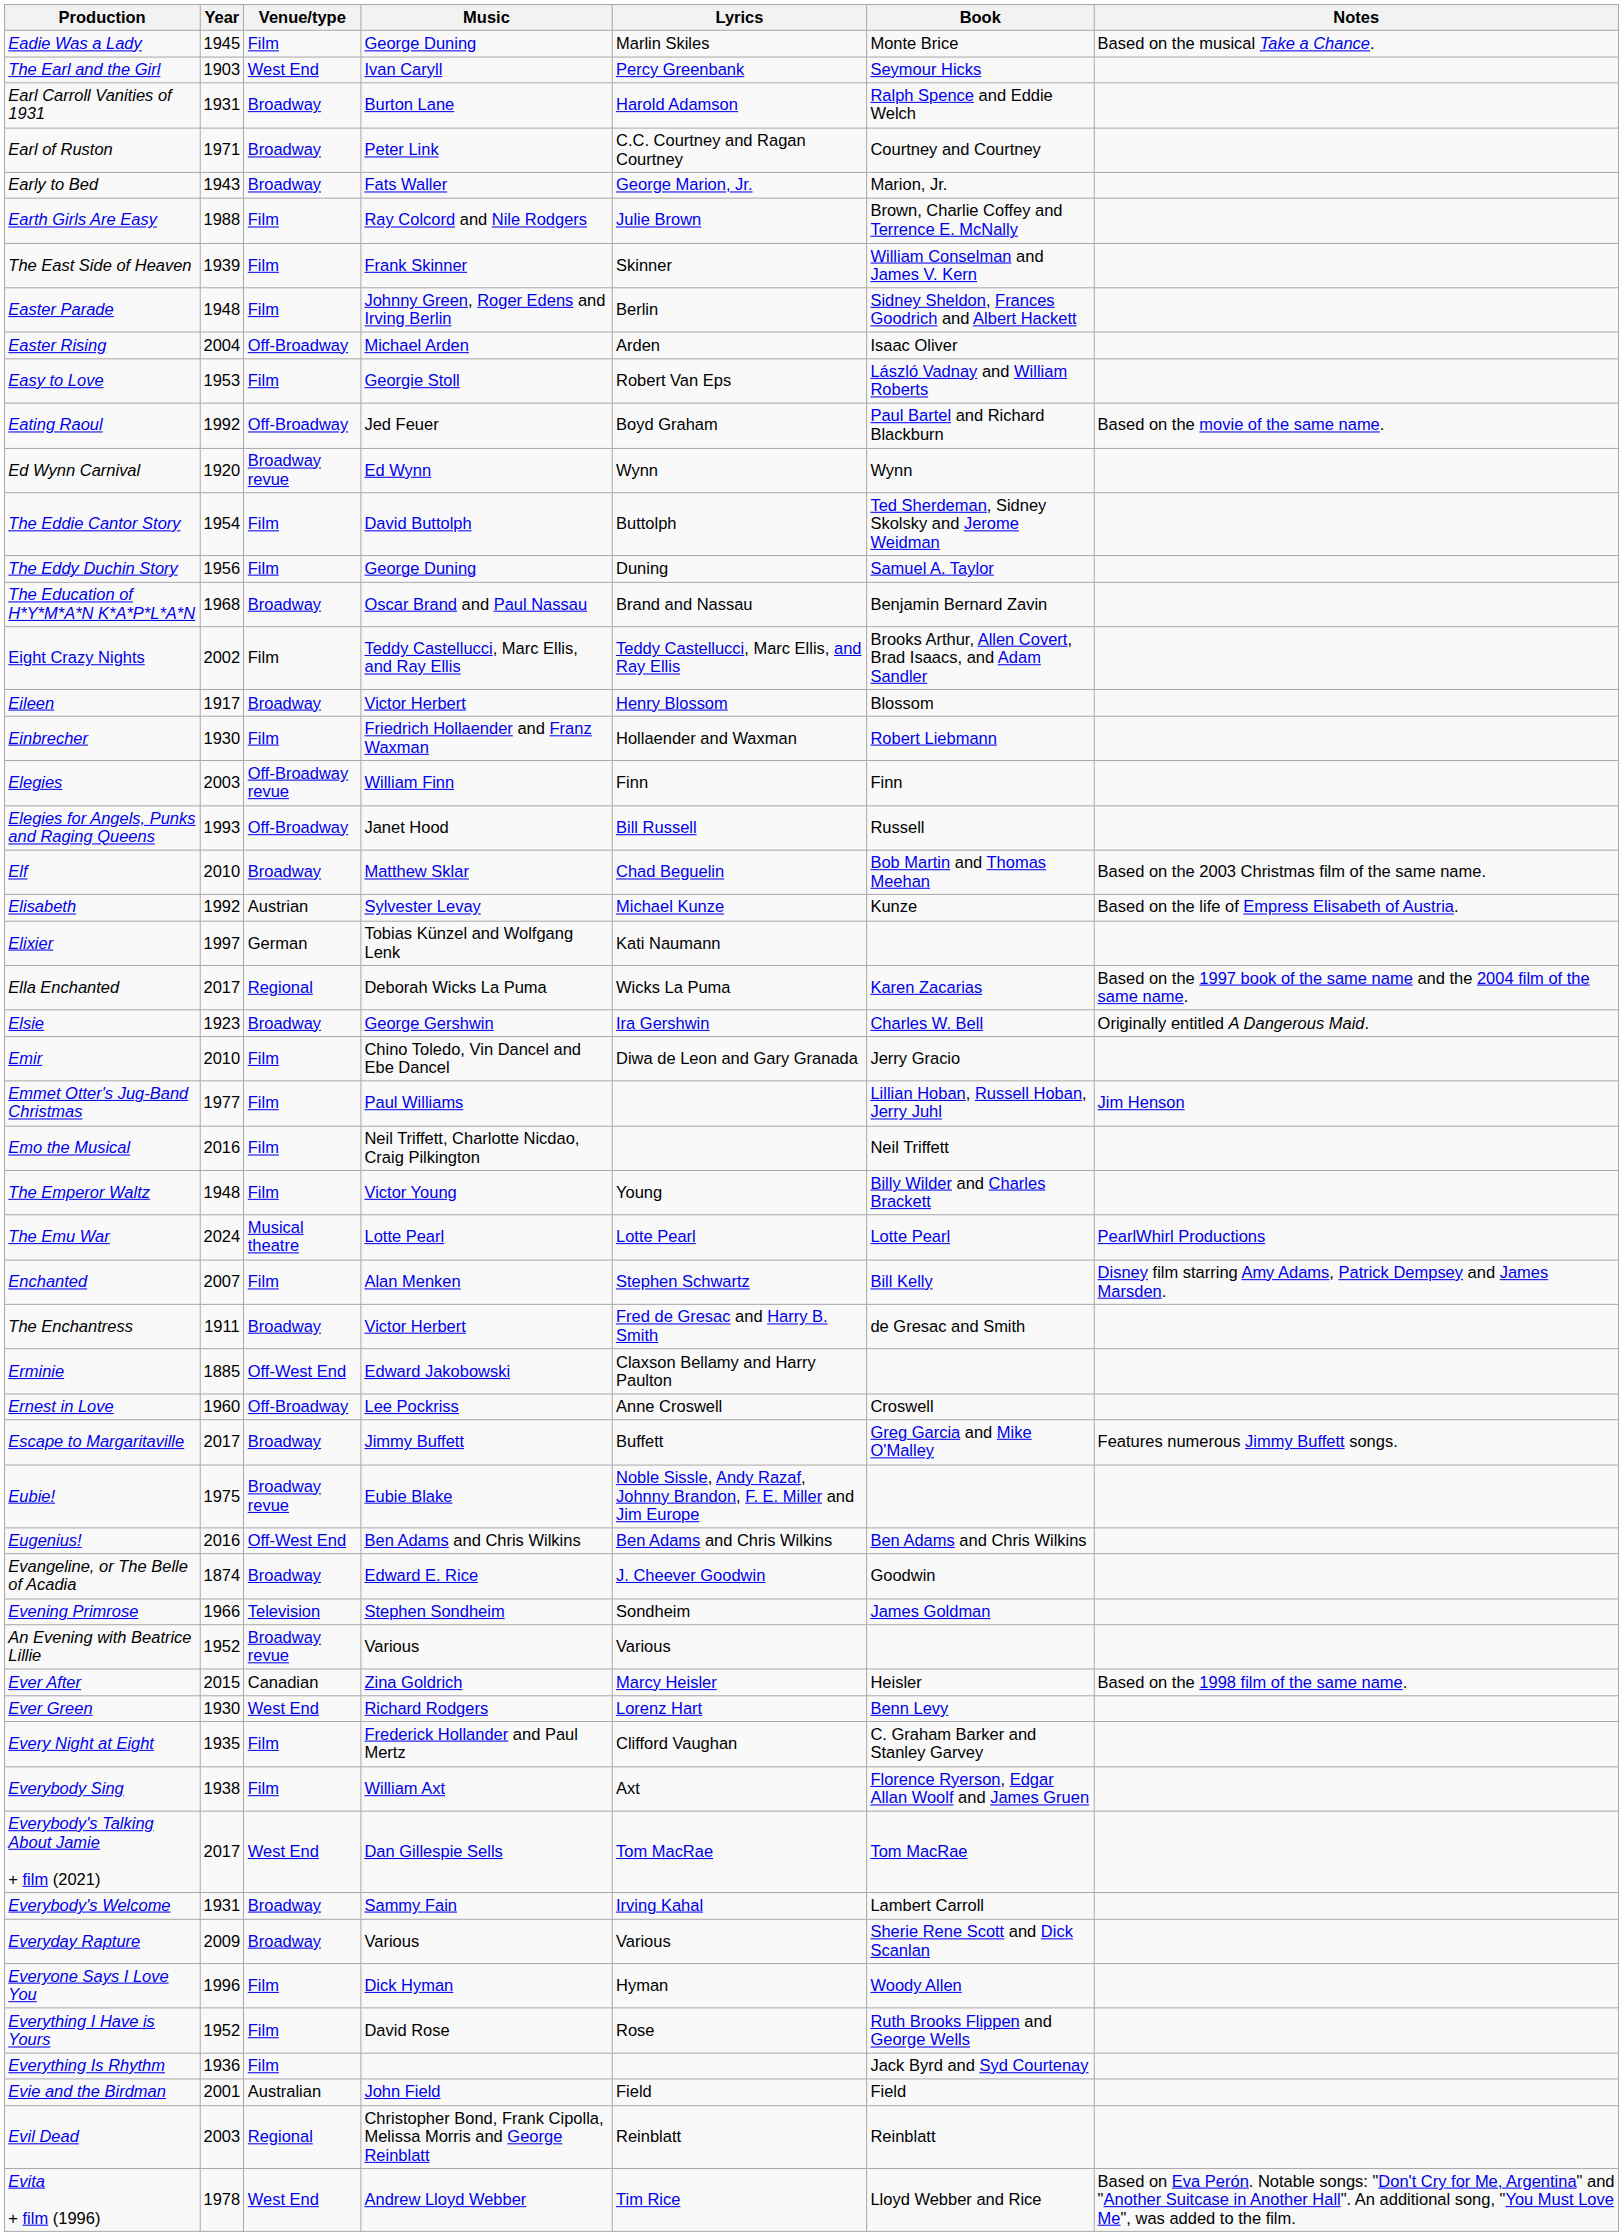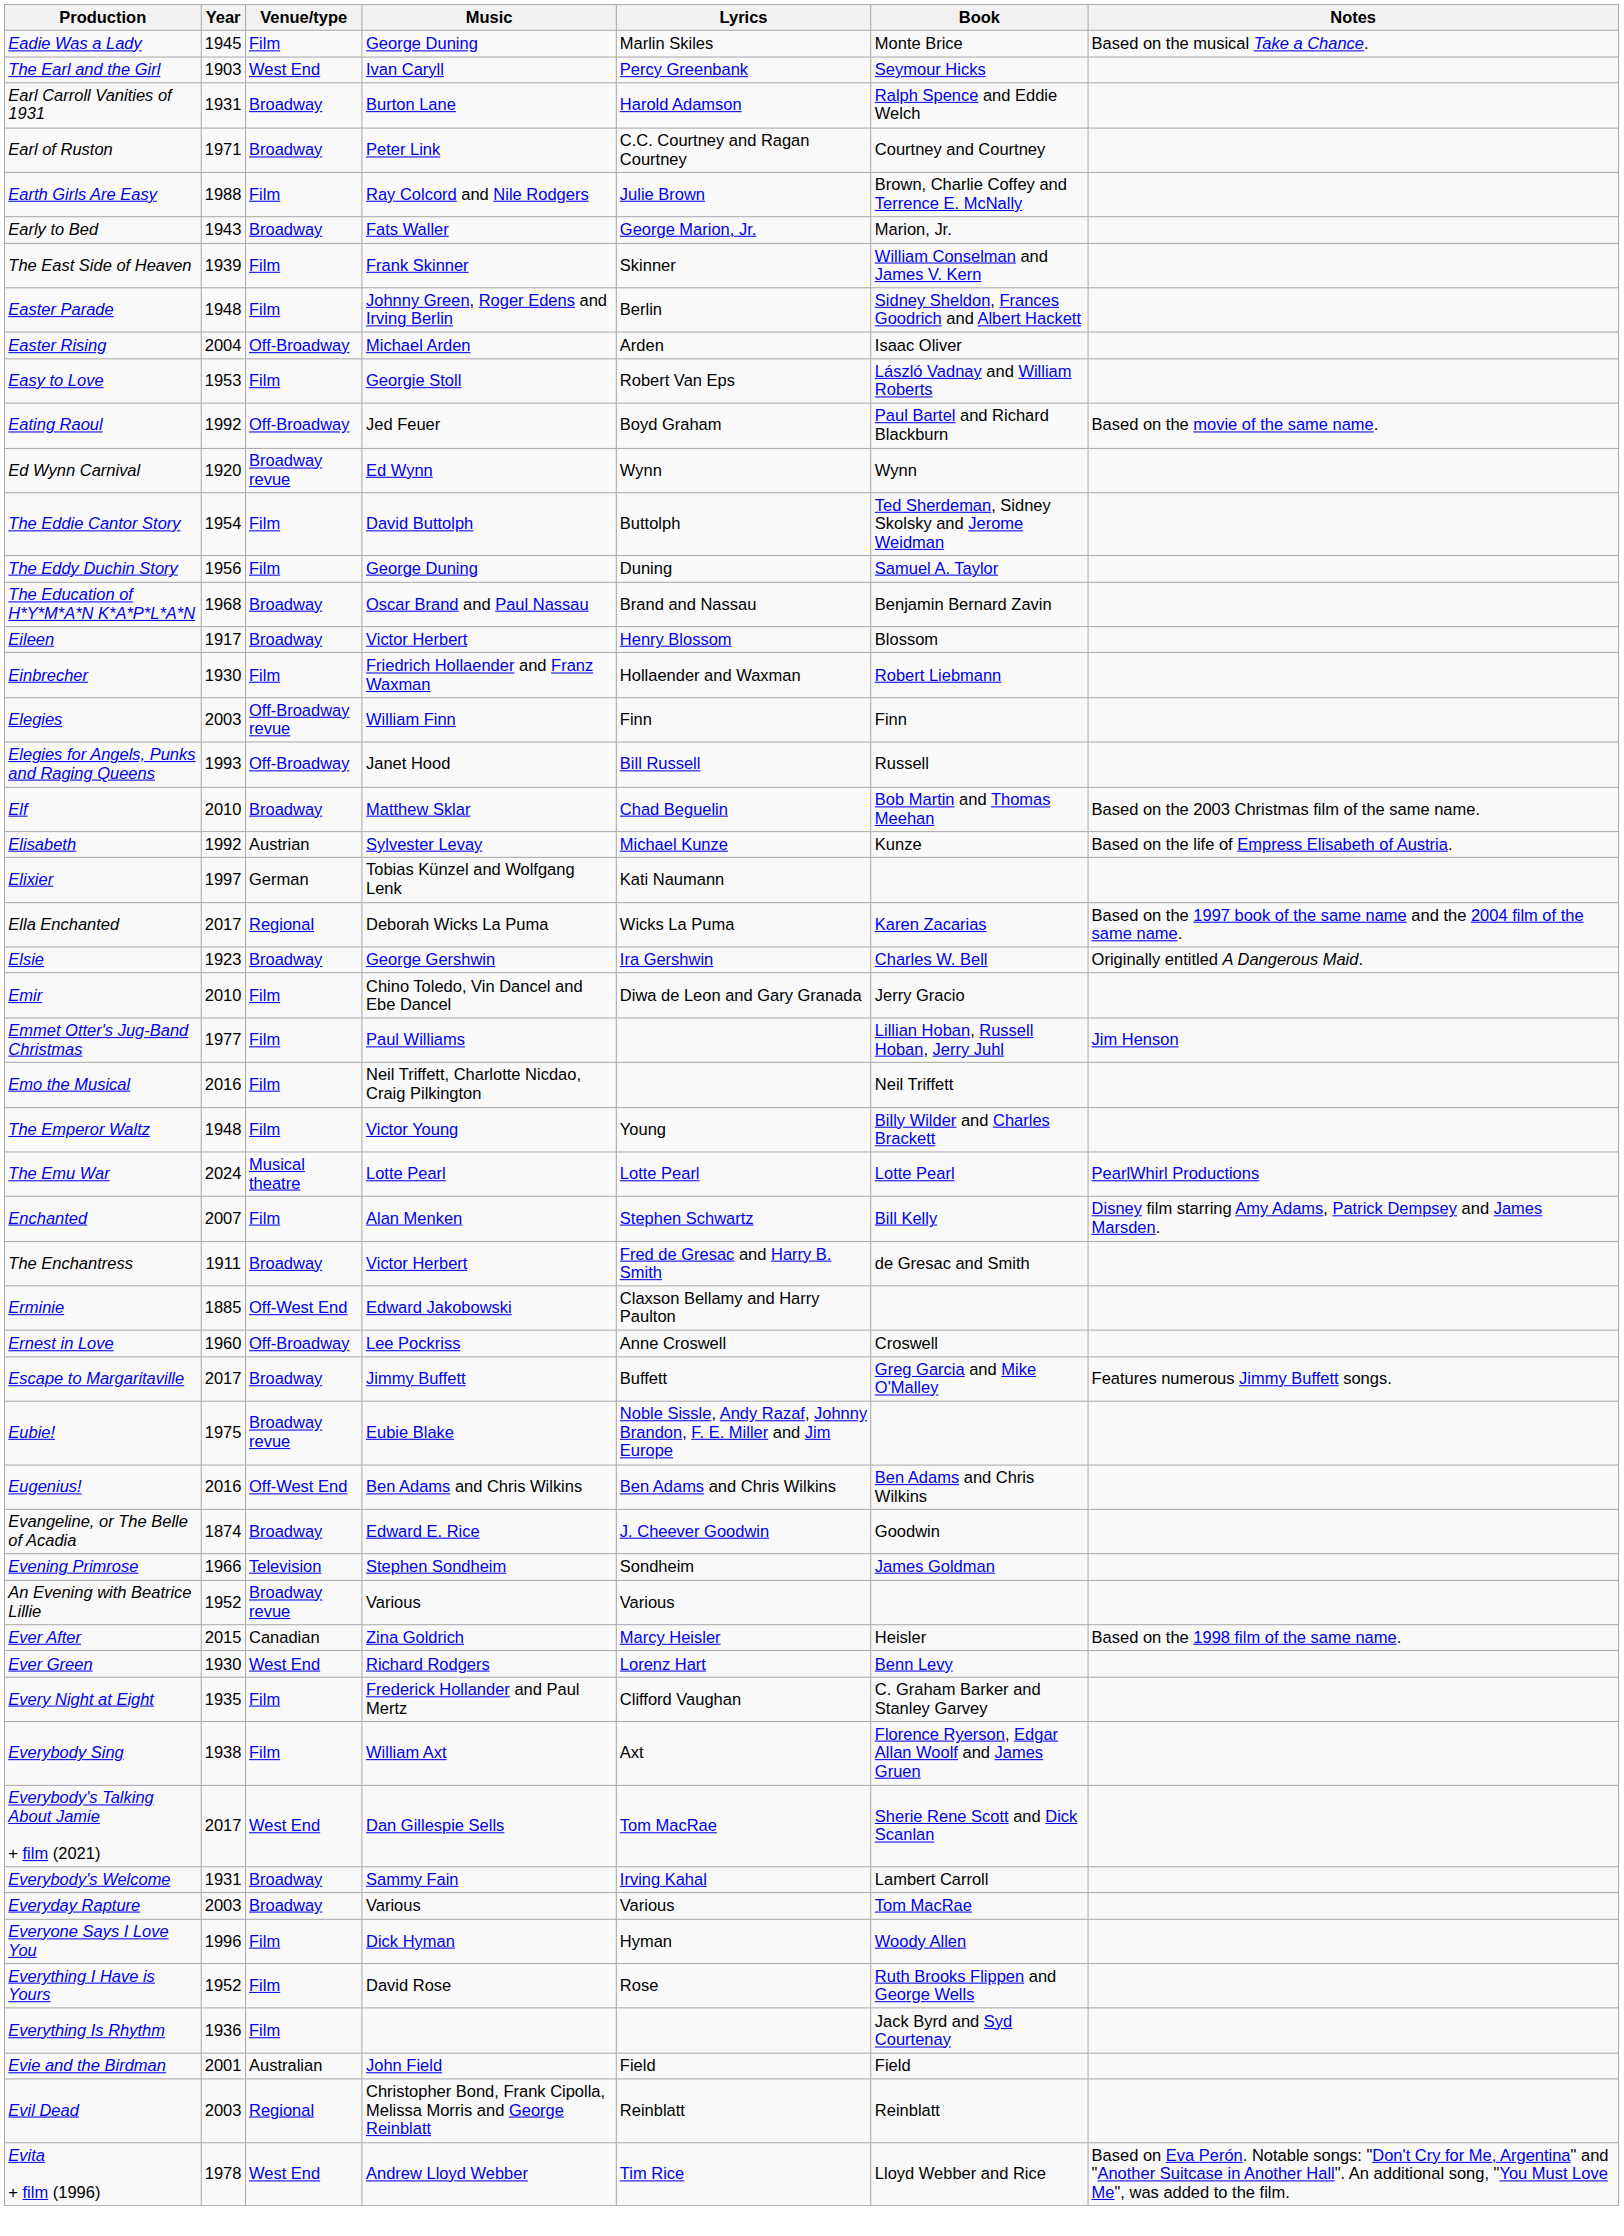rows swapped: (53, 185) <-> (83, 220)
- row: (77, 658)
(919, 1851) Tom MacRae -> (976, 1825) Sherie Rene Scott and Dick Scanlan
(222, 1941) 2009 -> (223, 1905) 2003
(972, 1941) Sherie Rene Scott and Dick Scanlan -> (923, 1905) Tom MacRae
